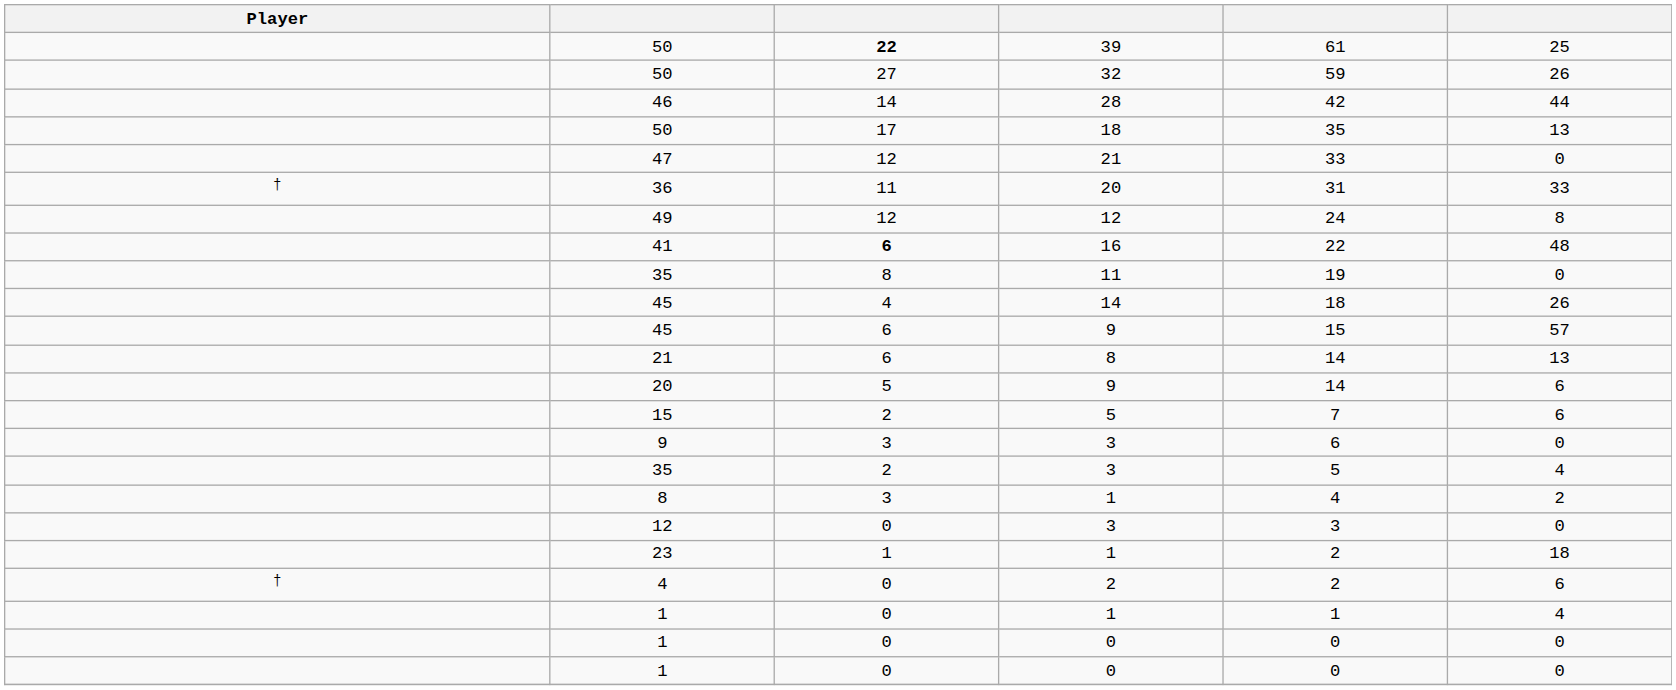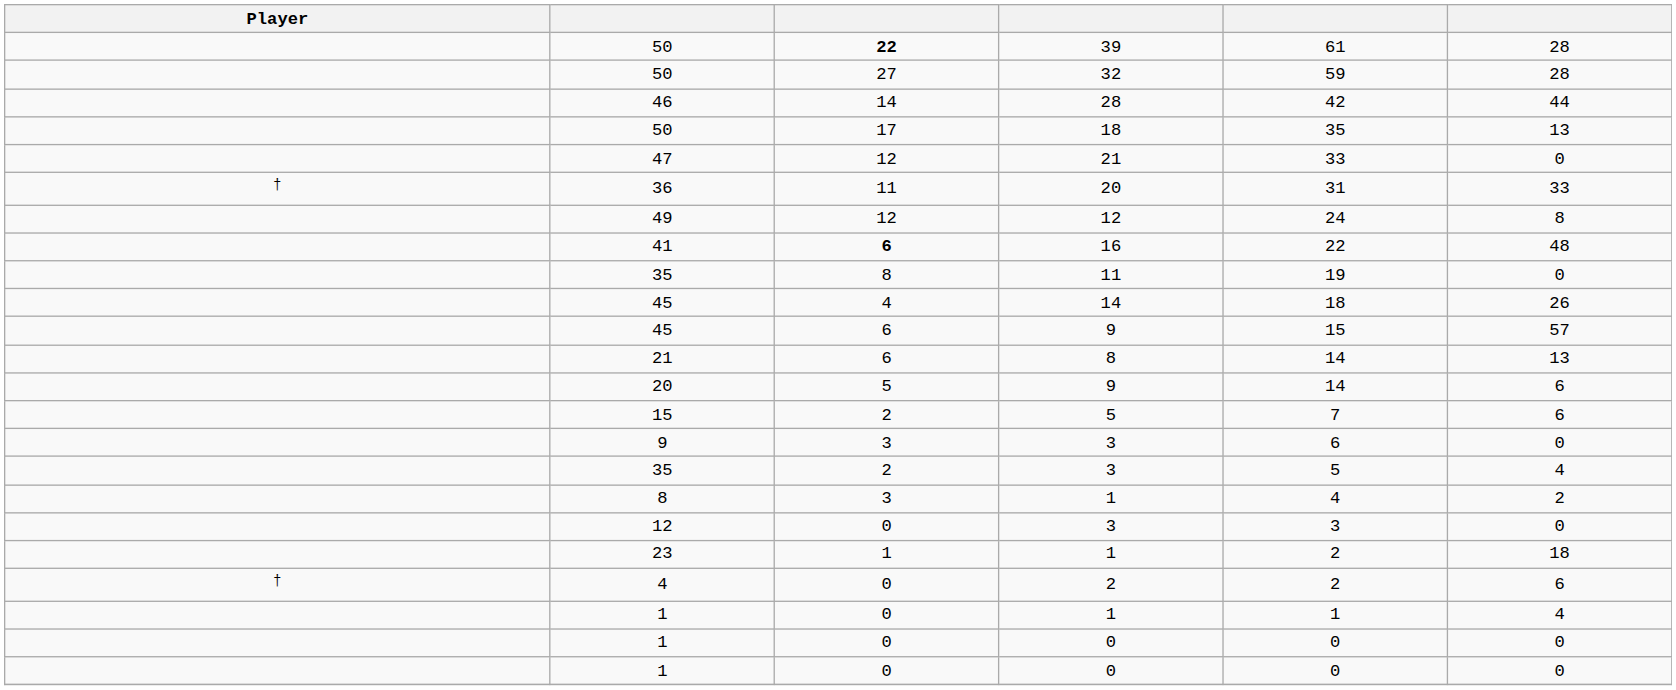(1560, 47) 25 -> (1560, 47) 28
(1560, 75) 26 -> (1560, 75) 28
